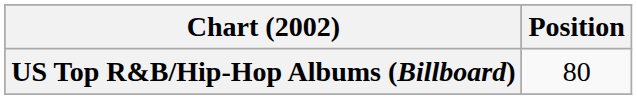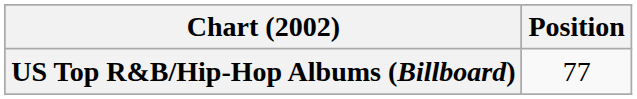(577, 71) 80 -> (577, 71) 77
